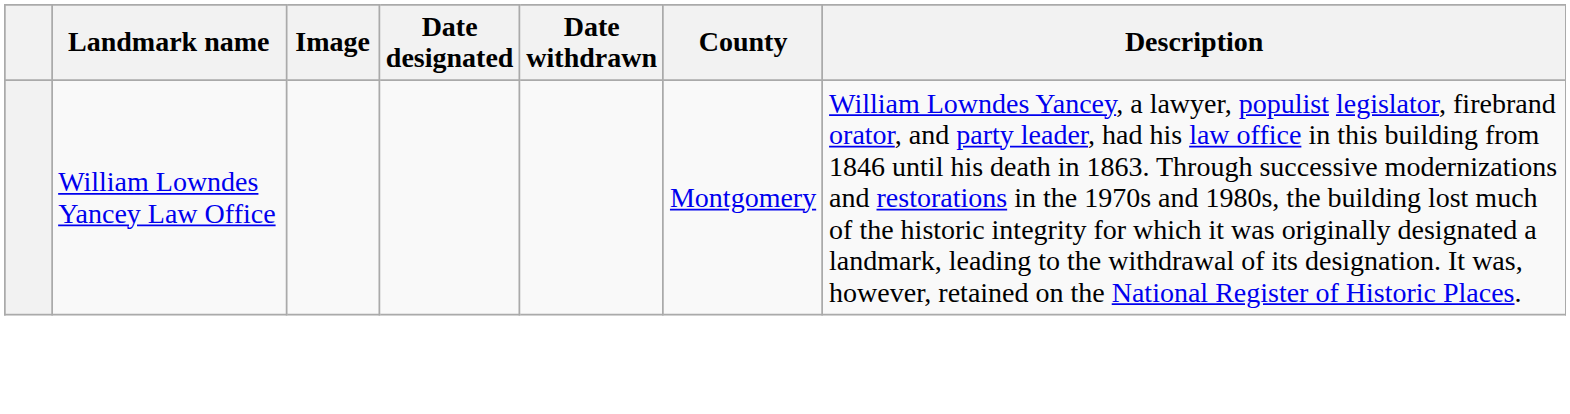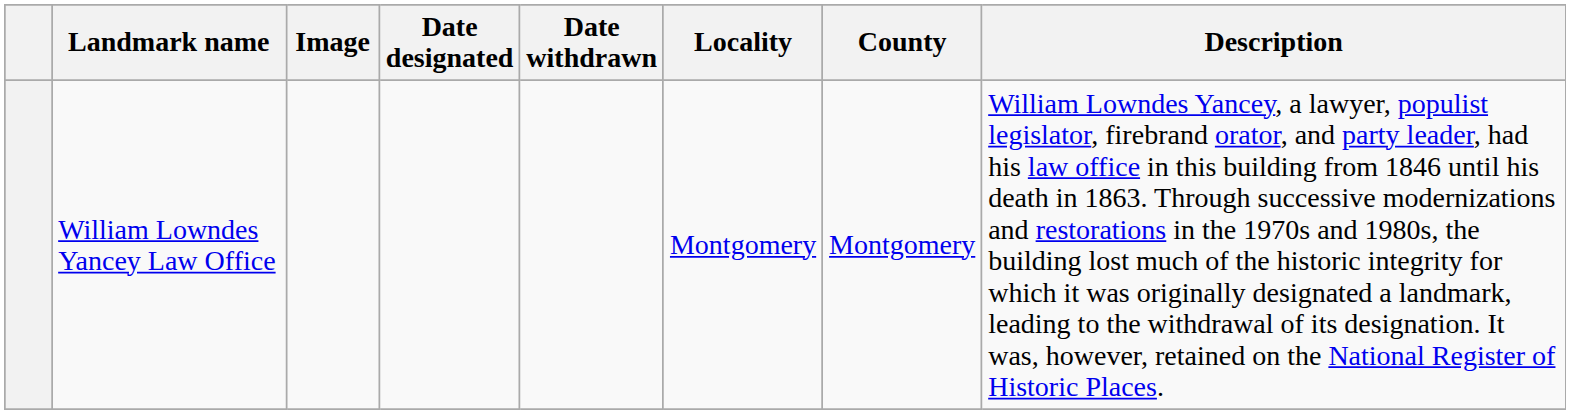+ column: (743, 42)
